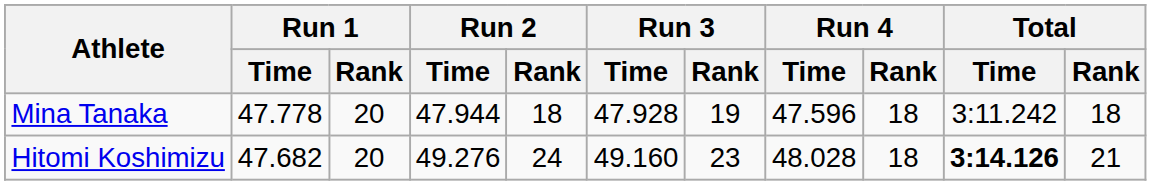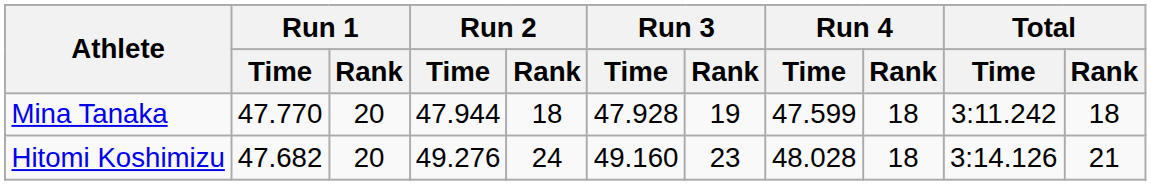(280, 115) 47.778 -> (280, 115) 47.770
(814, 115) 47.596 -> (814, 115) 47.599
(1004, 158) bold -> (1004, 158) normal
